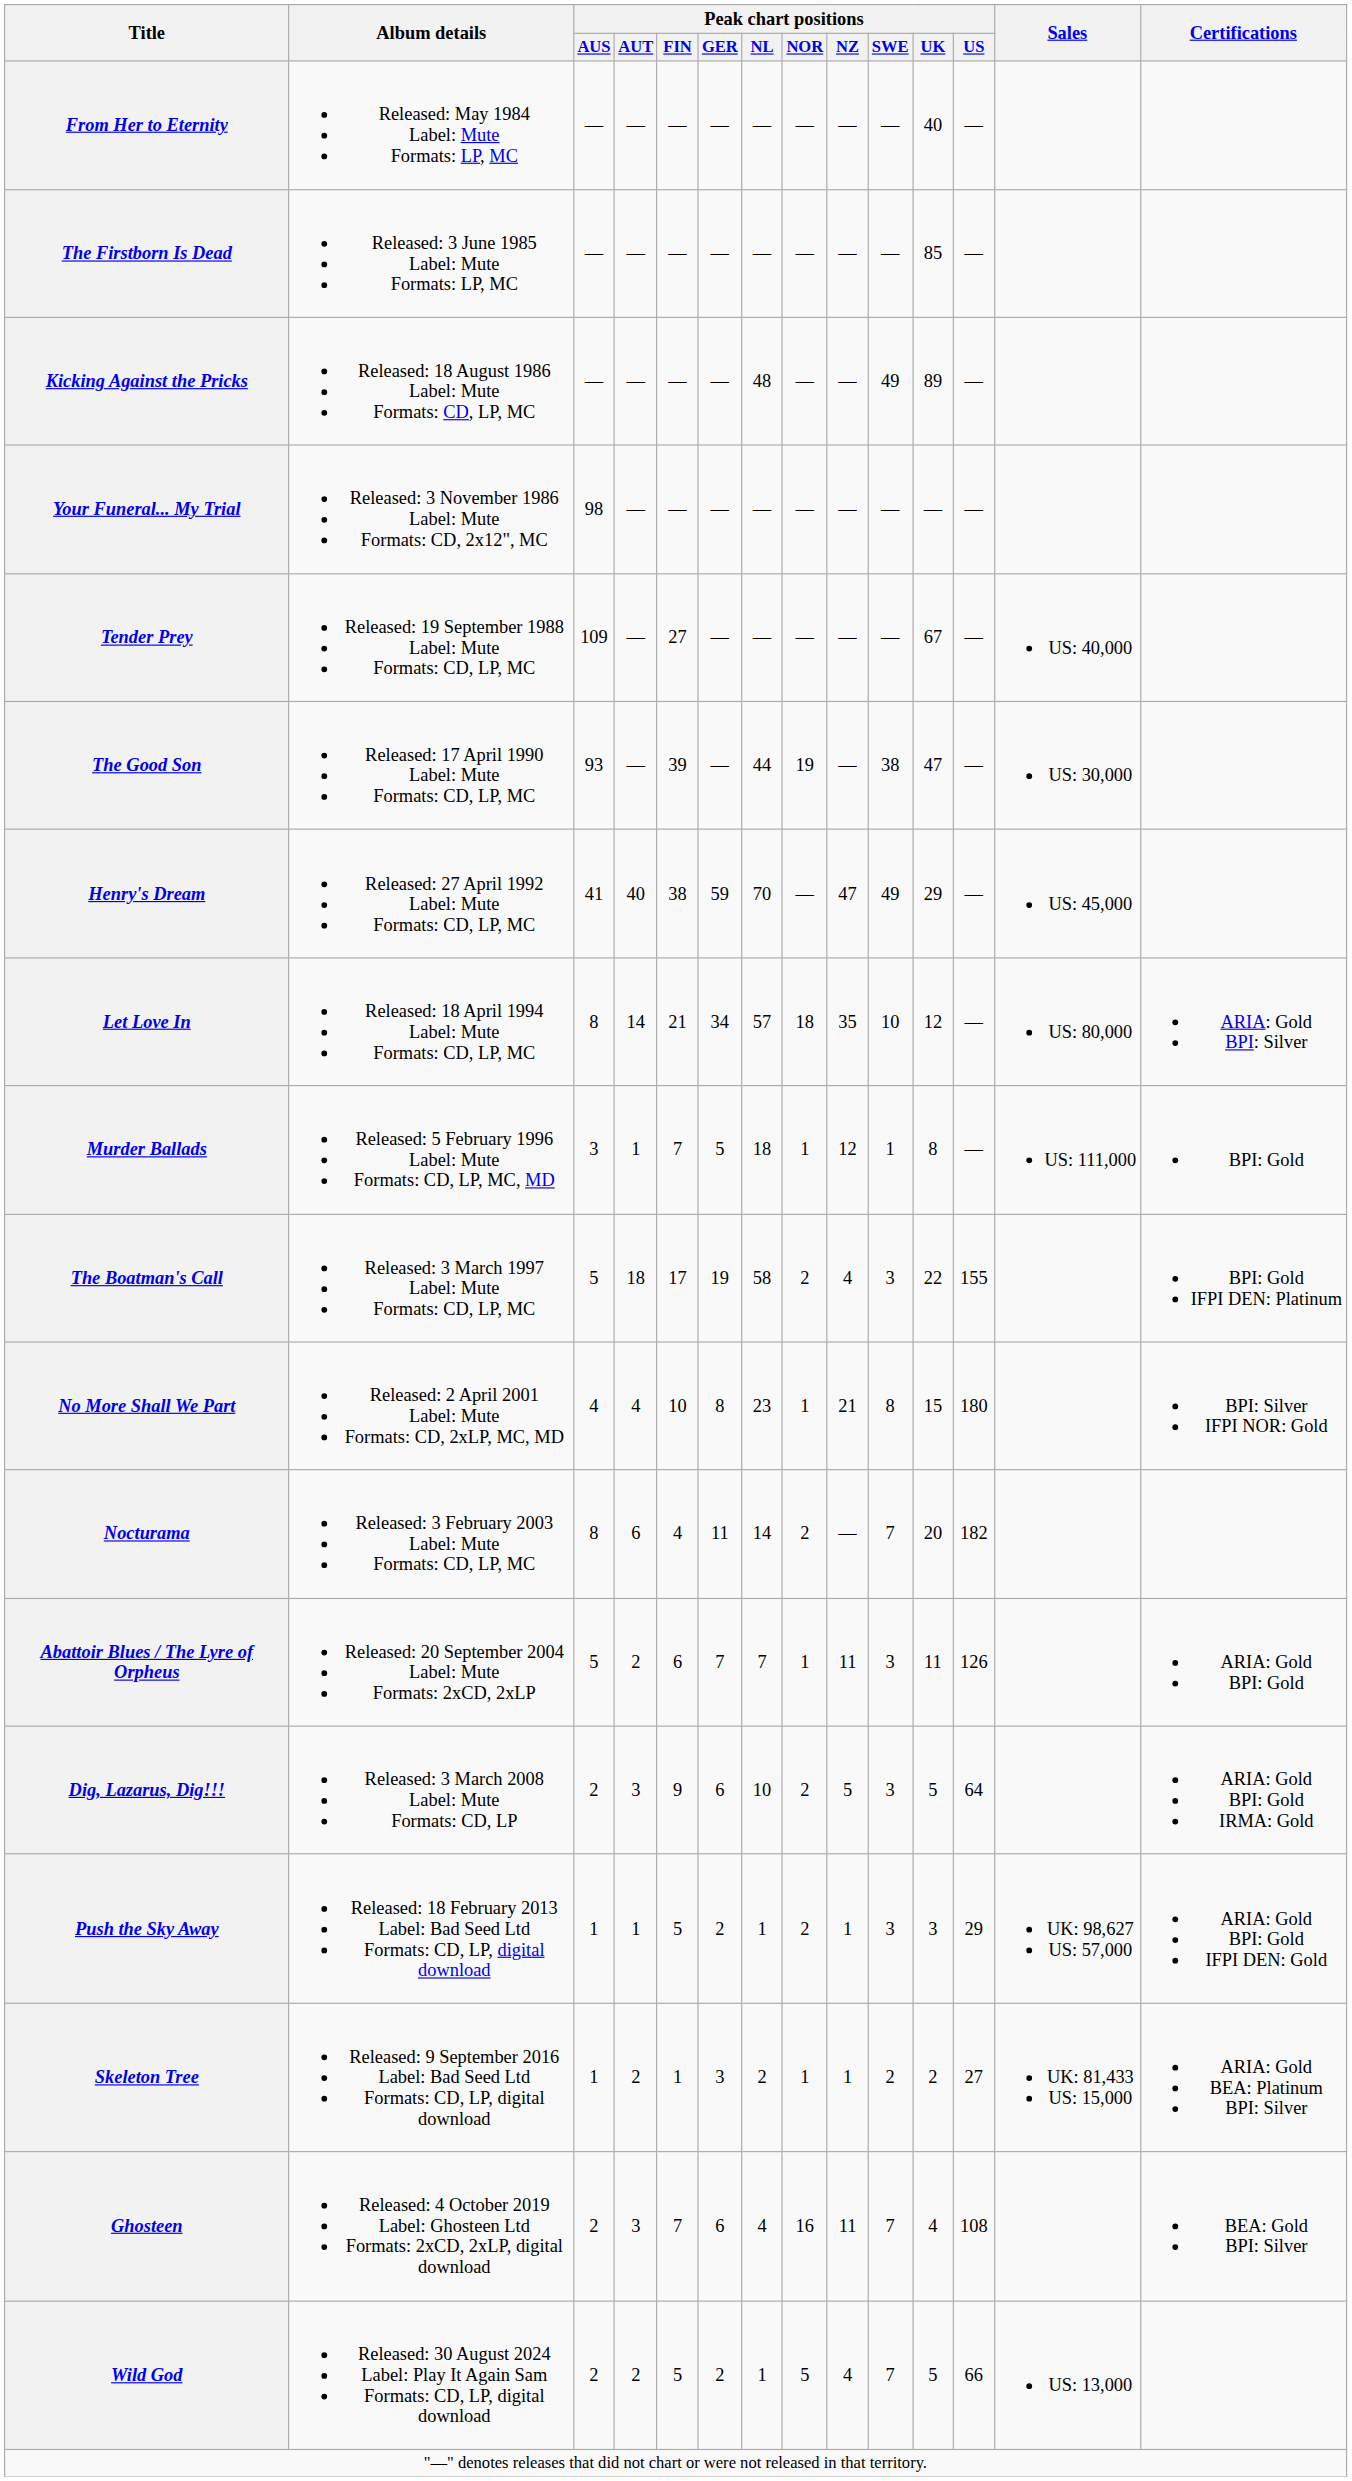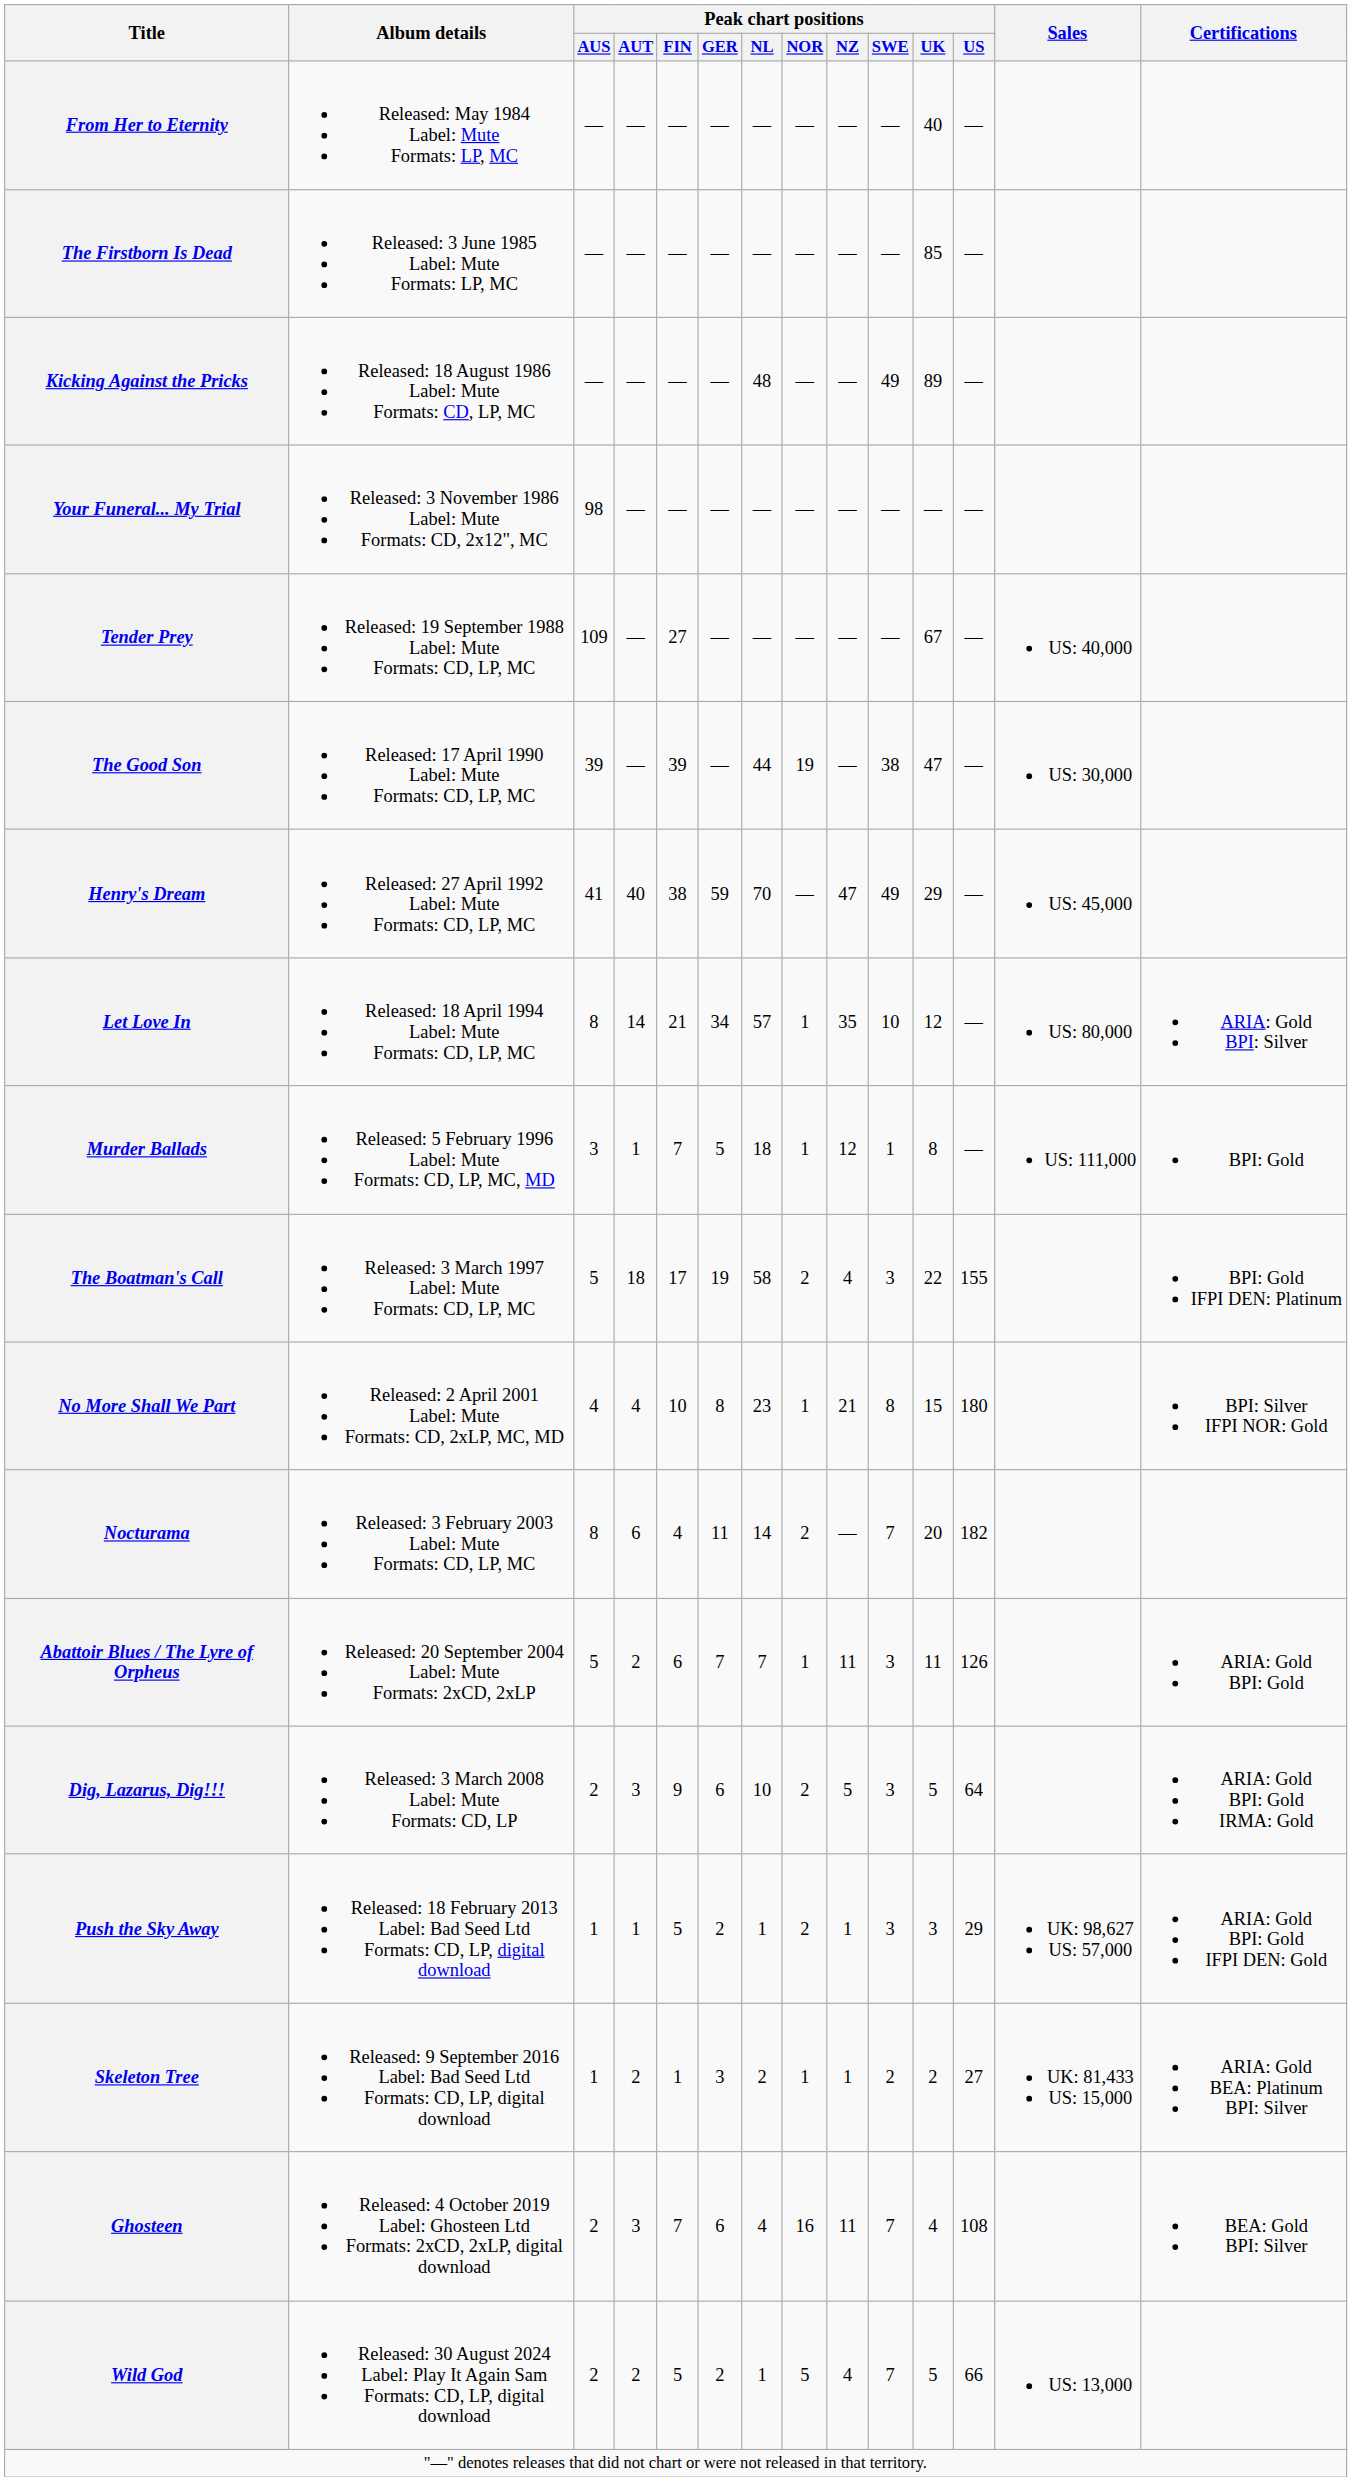(594, 765) 93 -> (594, 765) 39
(805, 1021) 18 -> (805, 1021) 1
